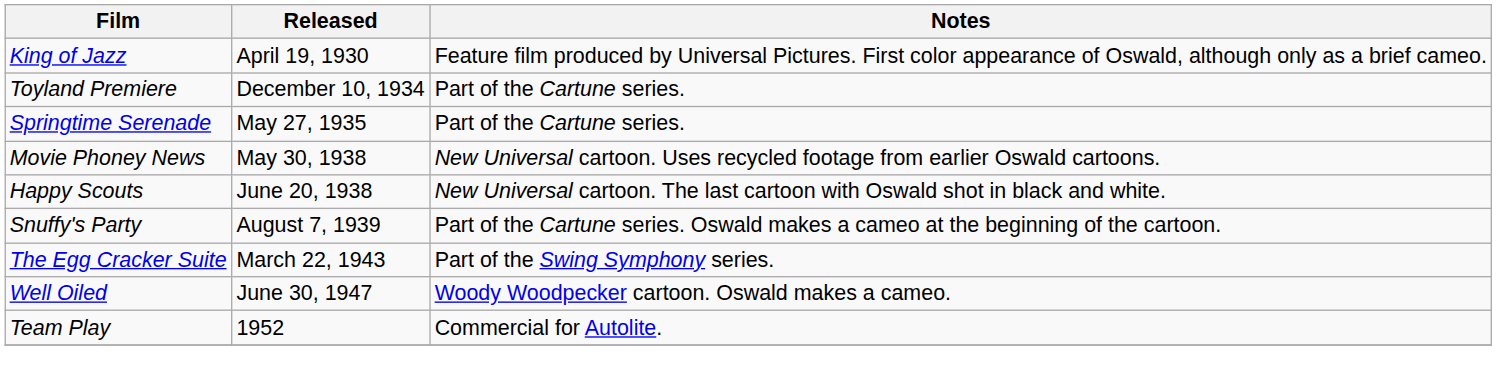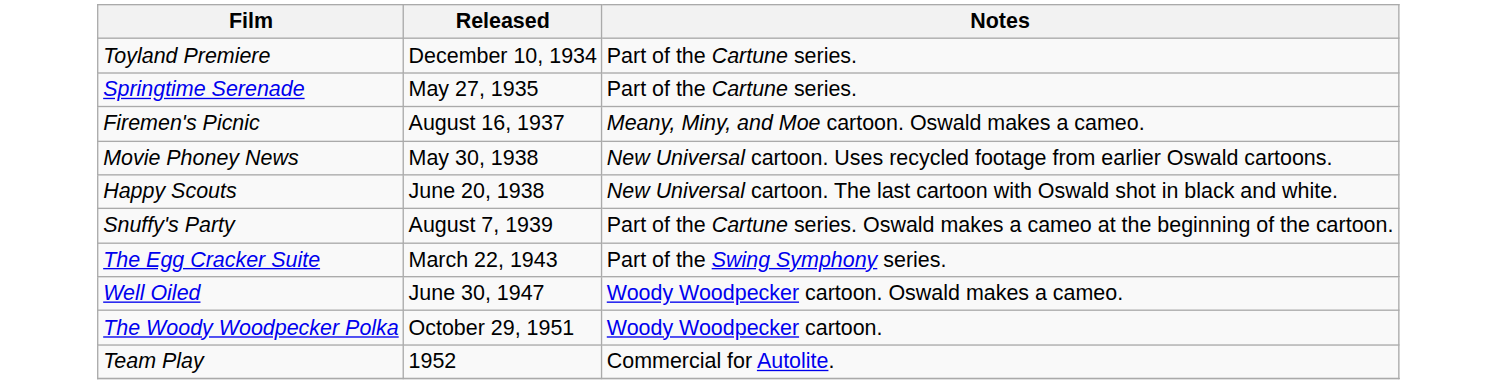- row: (68, 55)
+ row: (181, 123)
+ row: (251, 327)
